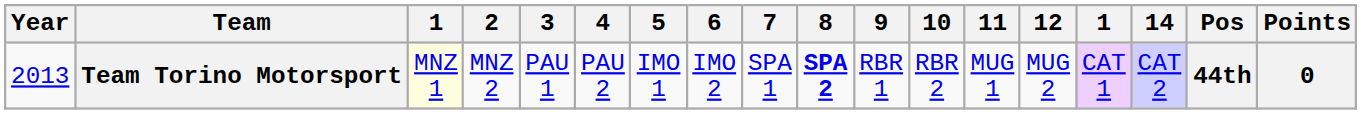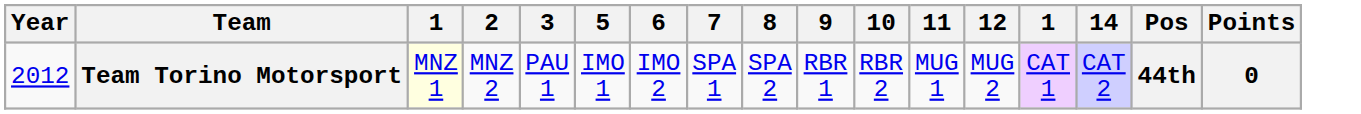- column: (603, 24)
(40, 76) 2013 -> (40, 76) 2012
(826, 76) bold -> (770, 76) normal
